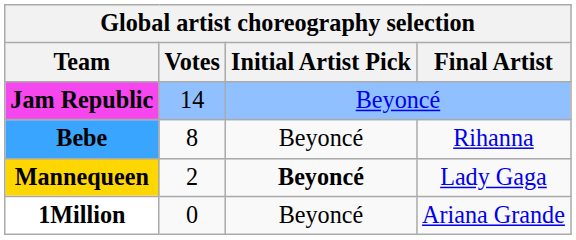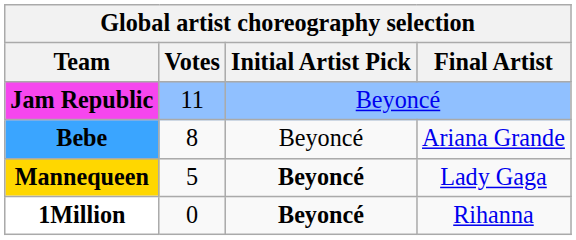(192, 100) 14 -> (192, 100) 11
(493, 138) Rihanna -> (493, 138) Ariana Grande
(192, 176) 2 -> (192, 176) 5
(321, 215) normal -> (321, 215) bold
(493, 215) Ariana Grande -> (493, 215) Rihanna
